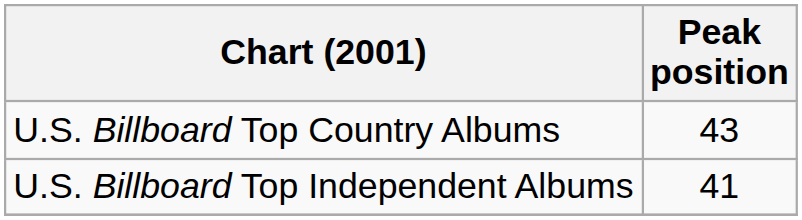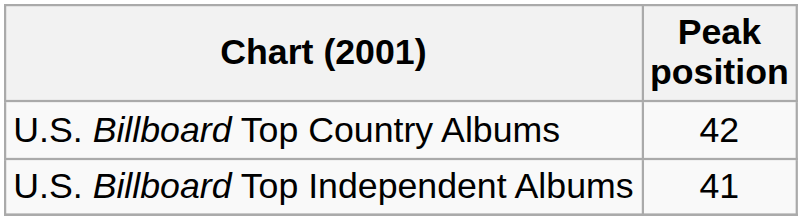(719, 129) 43 -> (719, 129) 42
